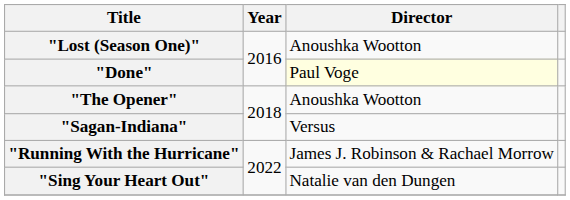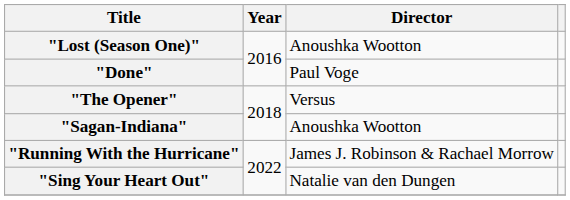(324, 72) lightyellow background -> (324, 72) no background
(355, 99) Anoushka Wootton -> (312, 99) Versus
(312, 126) Versus -> (355, 126) Anoushka Wootton
